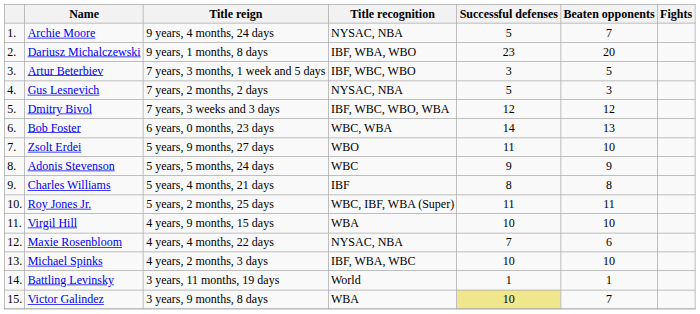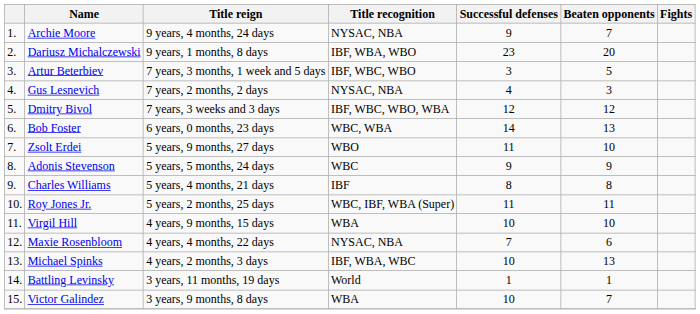(509, 33) 5 -> (509, 33) 9
(509, 90) 5 -> (509, 90) 4
(609, 261) 10 -> (609, 261) 13
(509, 299) khaki background -> (509, 299) no background
